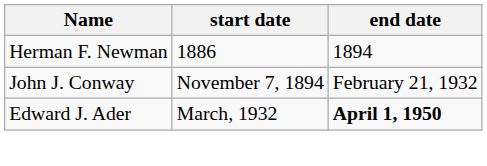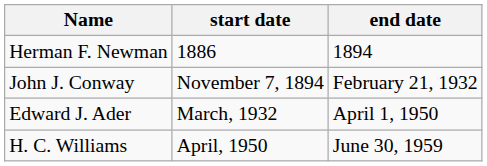(387, 113) bold -> (386, 113) normal
+ row: (68, 144)
